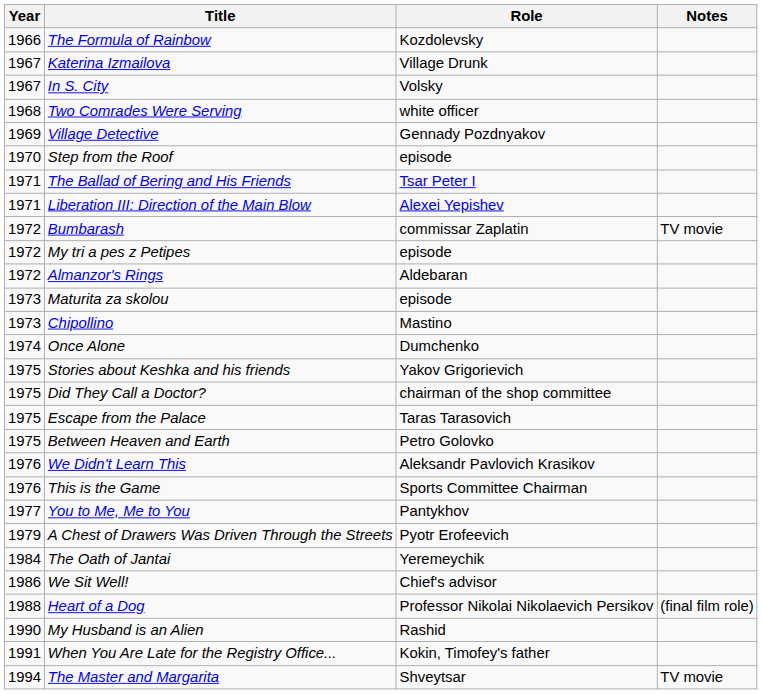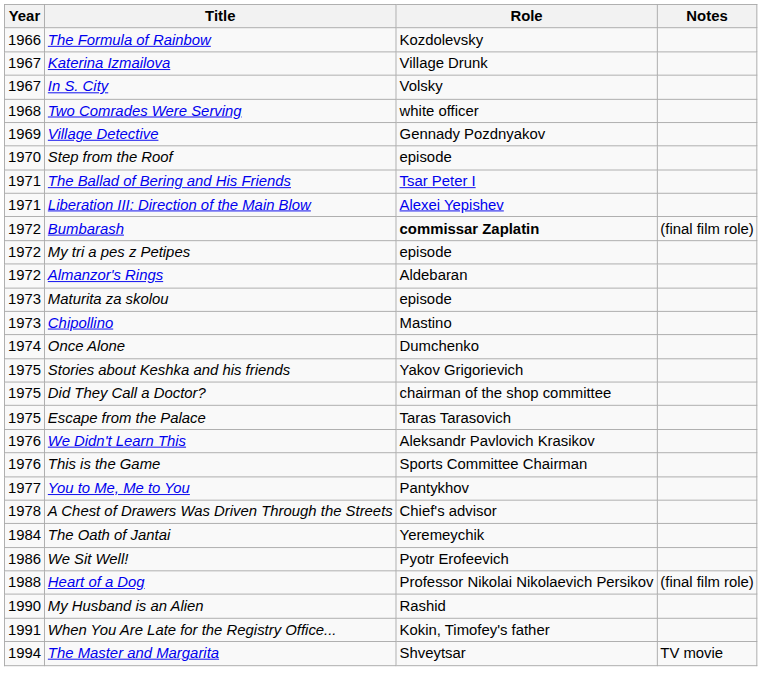(464, 228) normal -> (469, 228) bold
(692, 228) TV movie -> (707, 228) (final film role)
- row: (139, 441)
(24, 535) 1979 -> (24, 511) 1978
(454, 535) Pyotr Erofeevich -> (448, 511) Chief's advisor
(448, 582) Chief's advisor -> (454, 559) Pyotr Erofeevich
